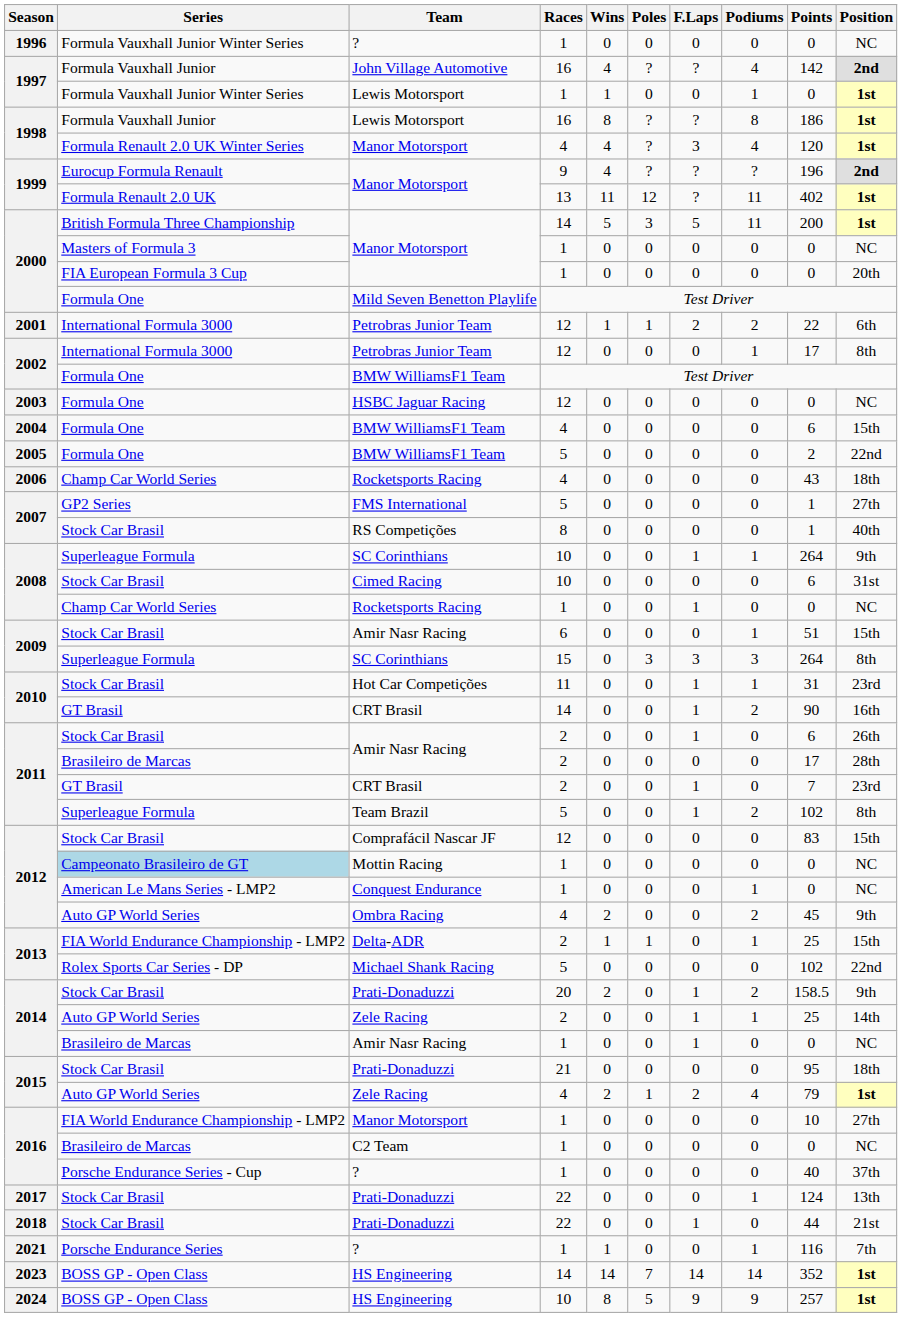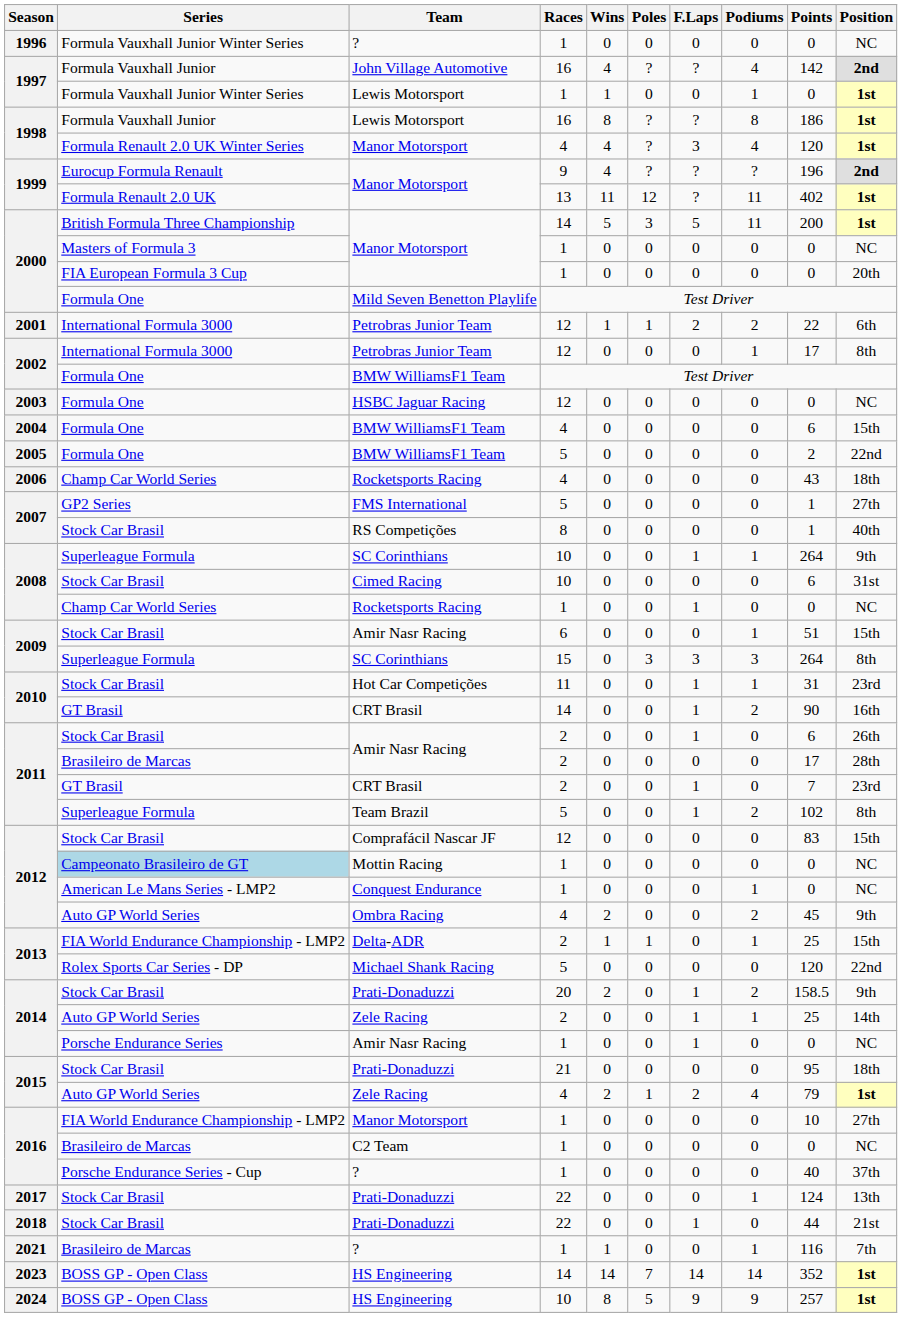(811, 966) 102 -> (811, 966) 120
(126, 1043) Brasileiro de Marcas -> (142, 1043) Porsche Endurance Series
(142, 1248) Porsche Endurance Series -> (126, 1248) Brasileiro de Marcas
